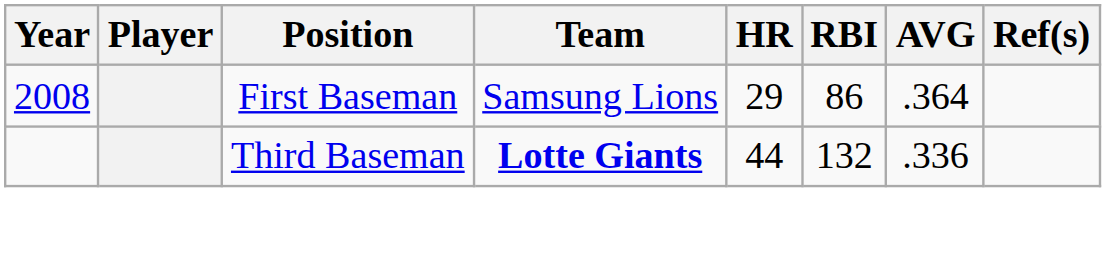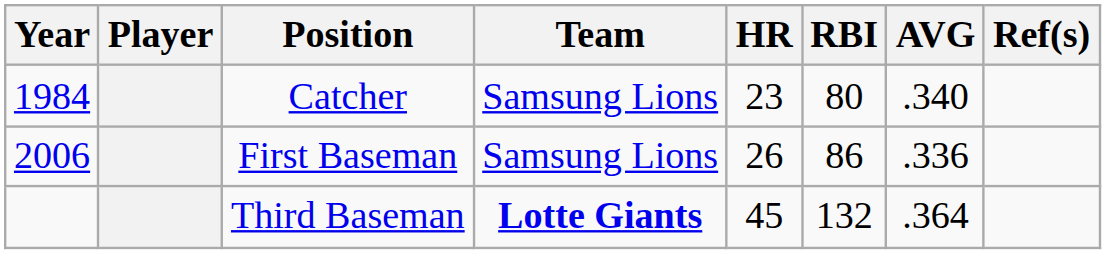+ row: (348, 95)
(52, 95) 2008 -> (52, 155) 2006
(764, 95) 29 -> (764, 155) 26
(936, 95) .364 -> (936, 155) .336
(764, 155) 44 -> (764, 215) 45
(936, 155) .336 -> (936, 215) .364
